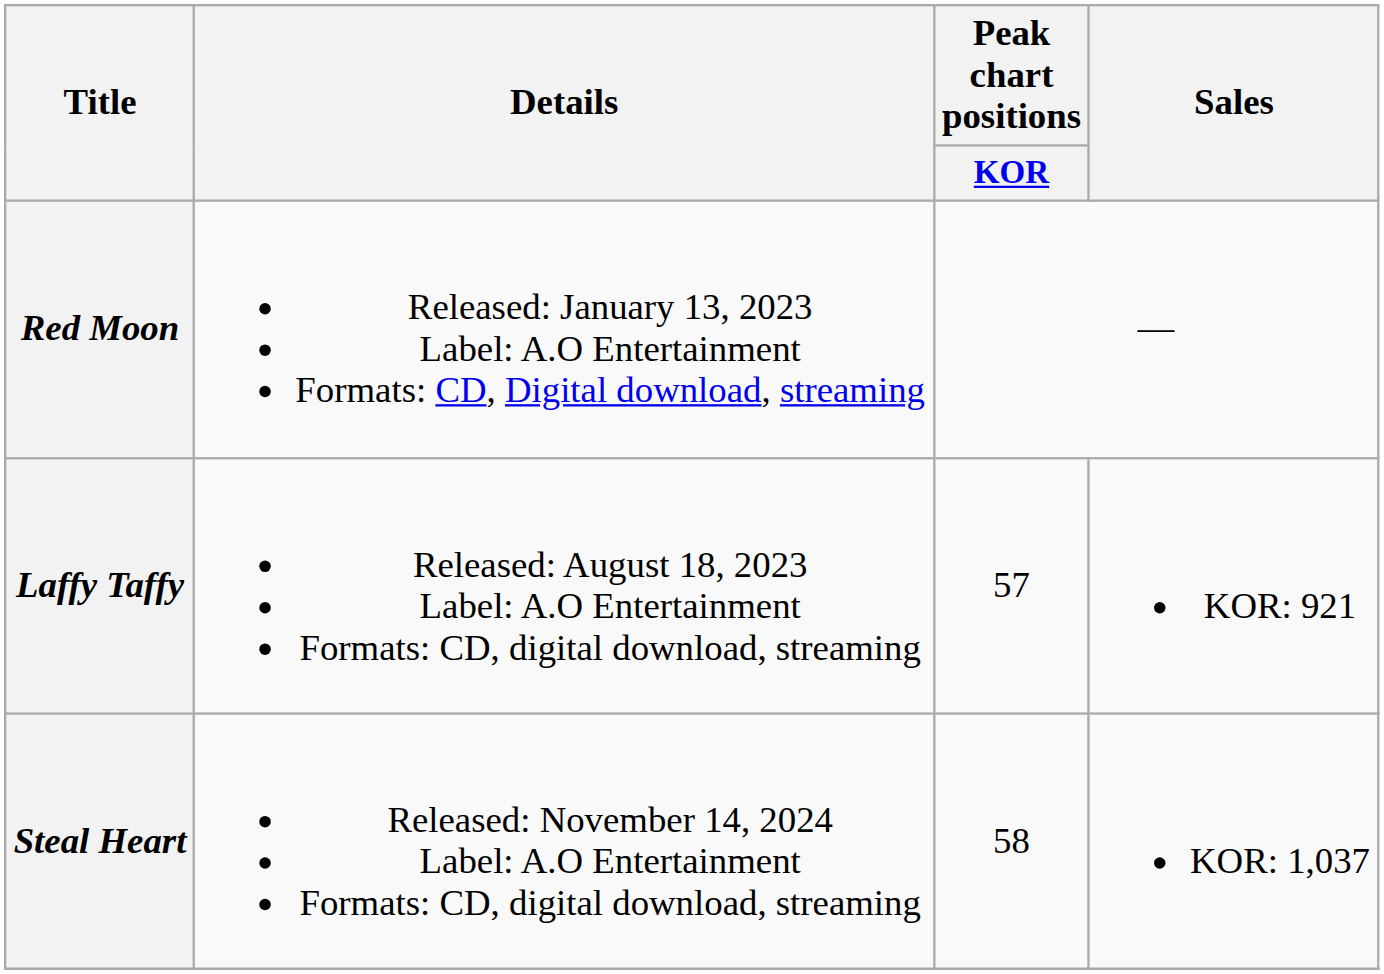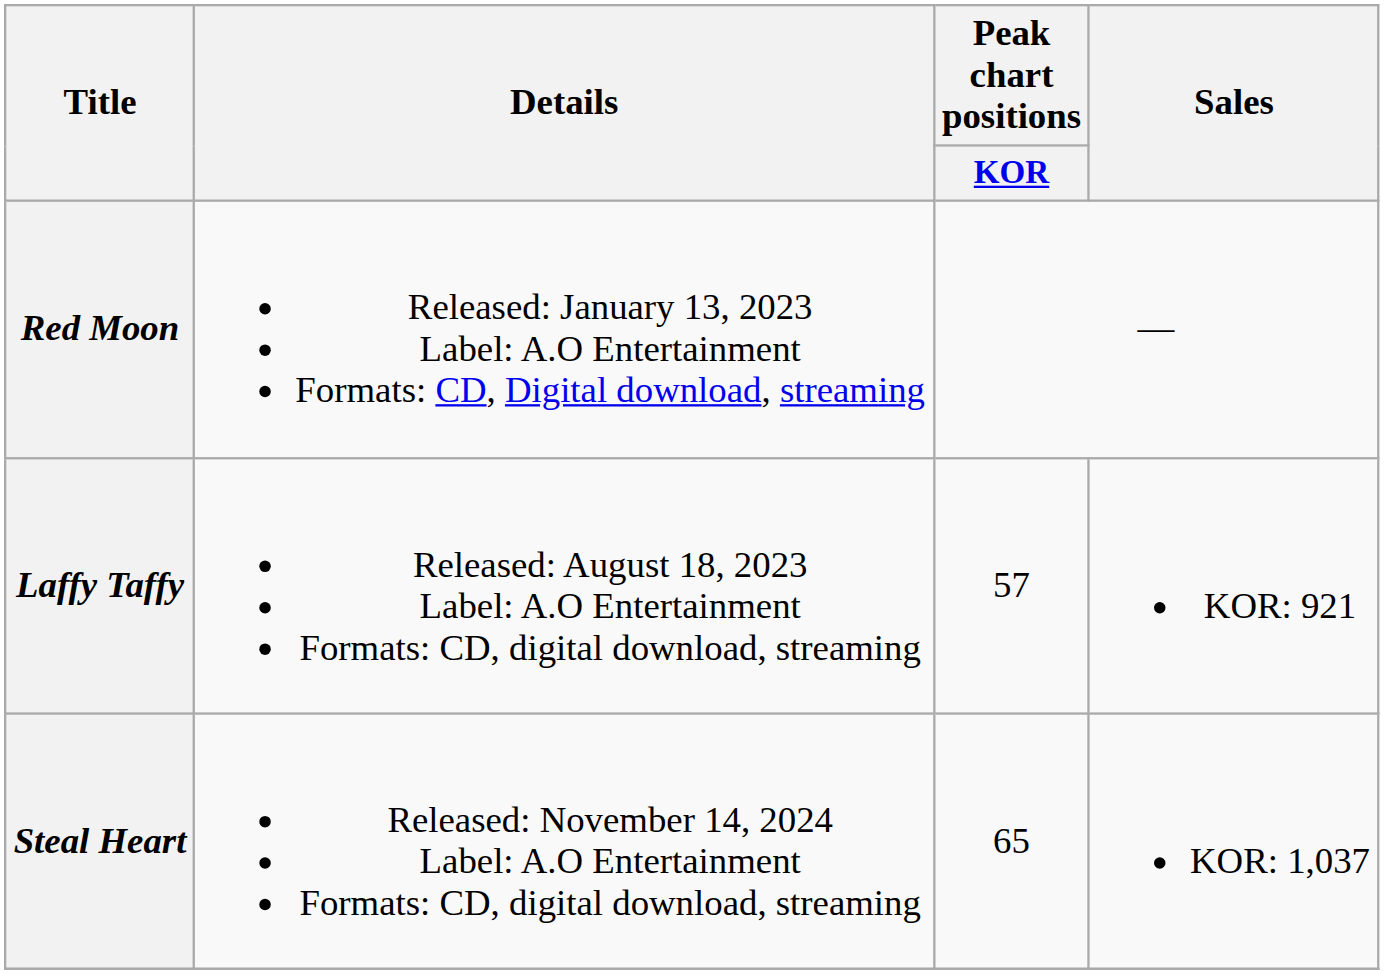(1012, 840) 58 -> (1012, 840) 65
